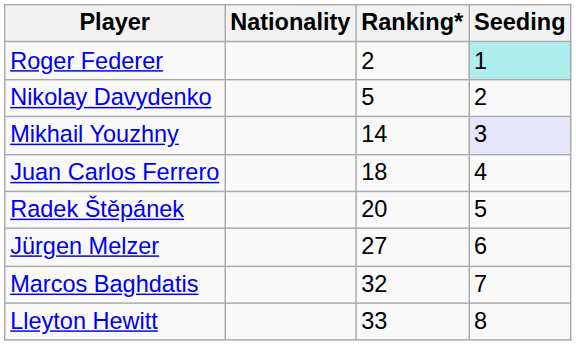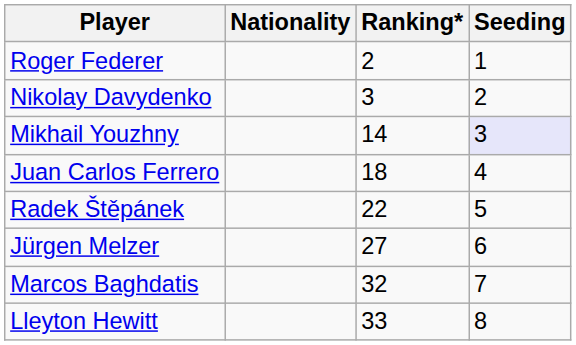(481, 60) paleturquoise background -> (481, 60) no background
(368, 97) 5 -> (368, 97) 3
(374, 209) 20 -> (374, 209) 22
